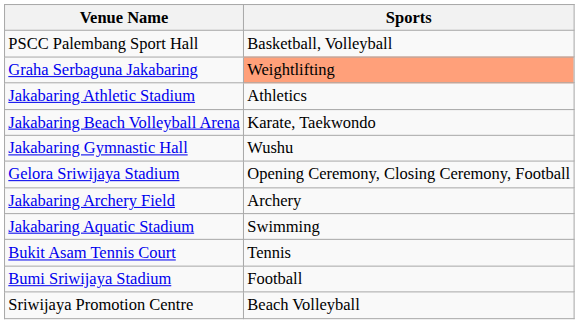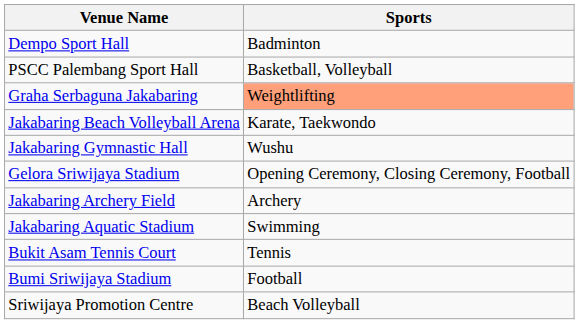+ row: (69, 43)
- row: (102, 95)
